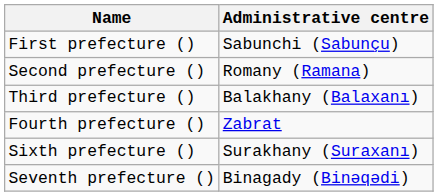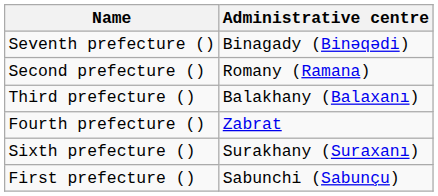rows swapped: (102, 45) <-> (112, 178)
